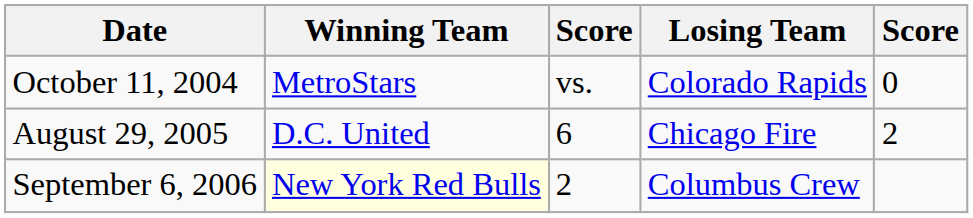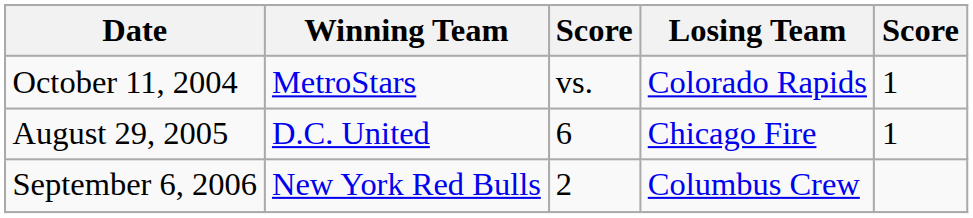(890, 81) 0 -> (890, 81) 1
(890, 133) 2 -> (890, 133) 1
(406, 184) lightyellow background -> (406, 184) no background
